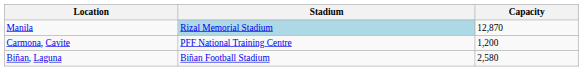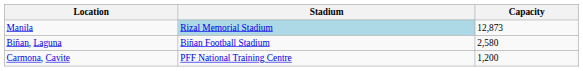(490, 28) 12,870 -> (490, 28) 12,873
rows swapped: (34, 58) <-> (38, 43)
